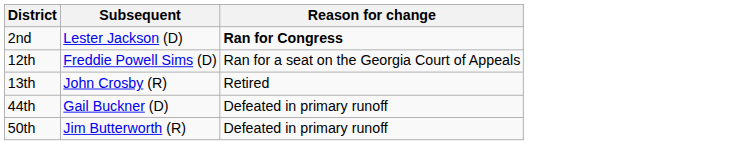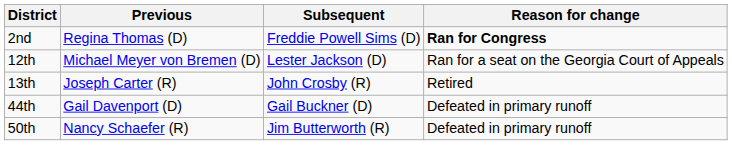+ column: (162, 15)
(123, 38) Lester Jackson (D) -> (344, 38) Freddie Powell Sims (D)
(140, 60) Freddie Powell Sims (D) -> (327, 60) Lester Jackson (D)
